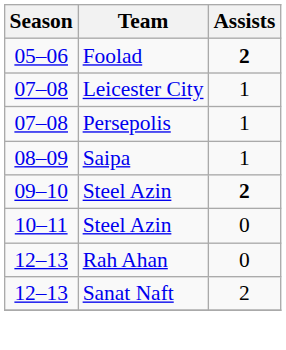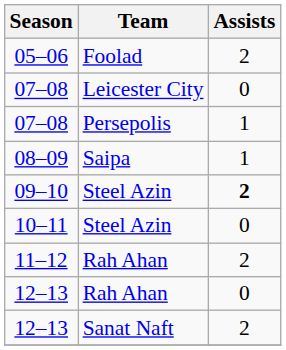(244, 55) bold -> (244, 55) normal
(244, 89) 1 -> (244, 89) 0
+ row: (41, 259)
